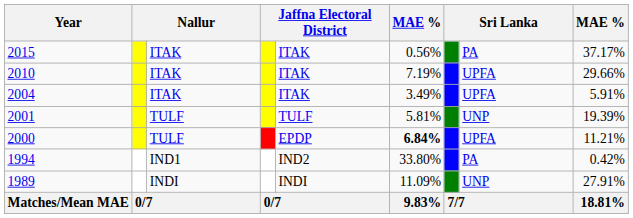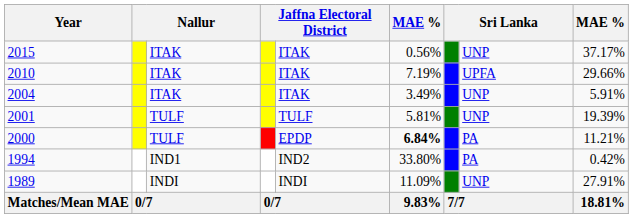(470, 52) PA -> (476, 52) UNP
(479, 95) UPFA -> (476, 95) UNP
(479, 138) UPFA -> (470, 138) PA
